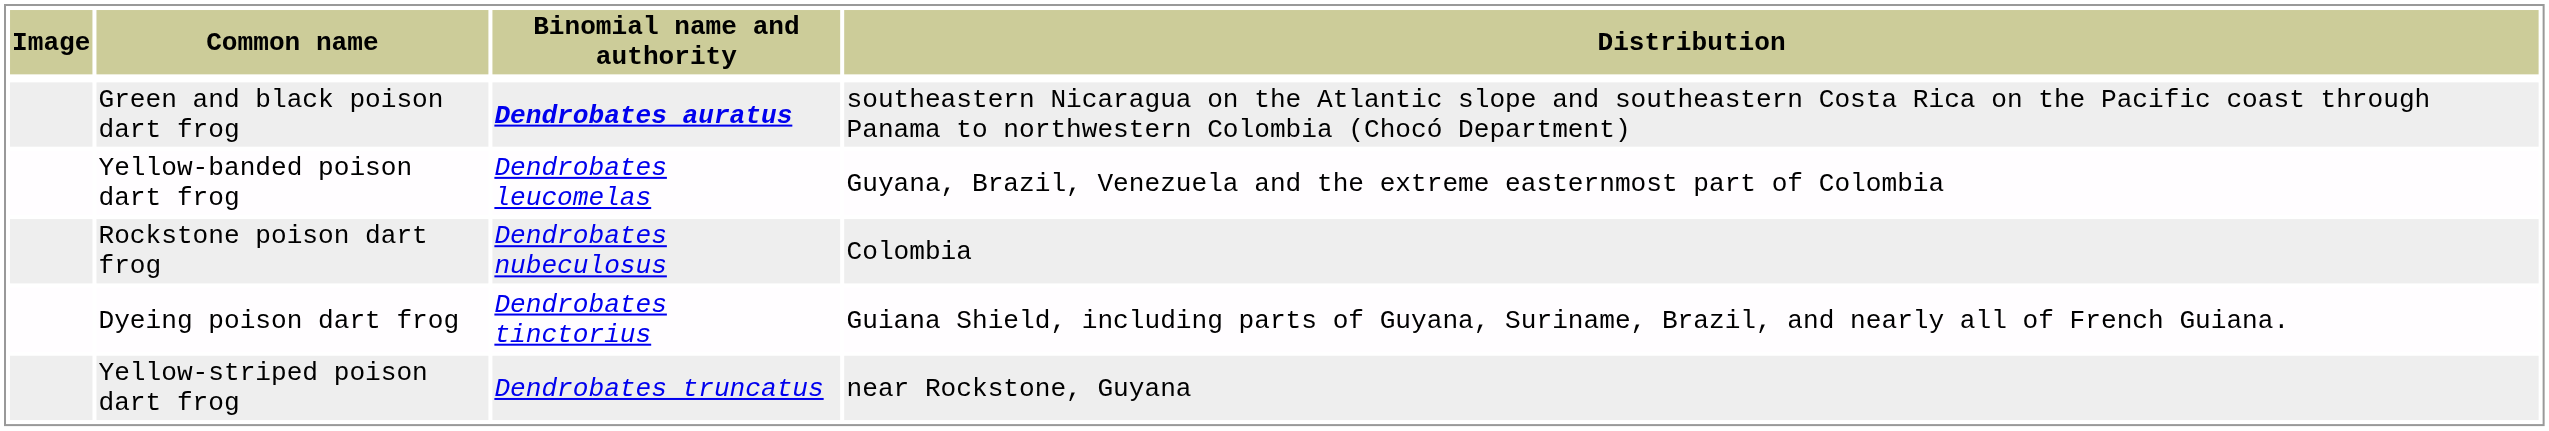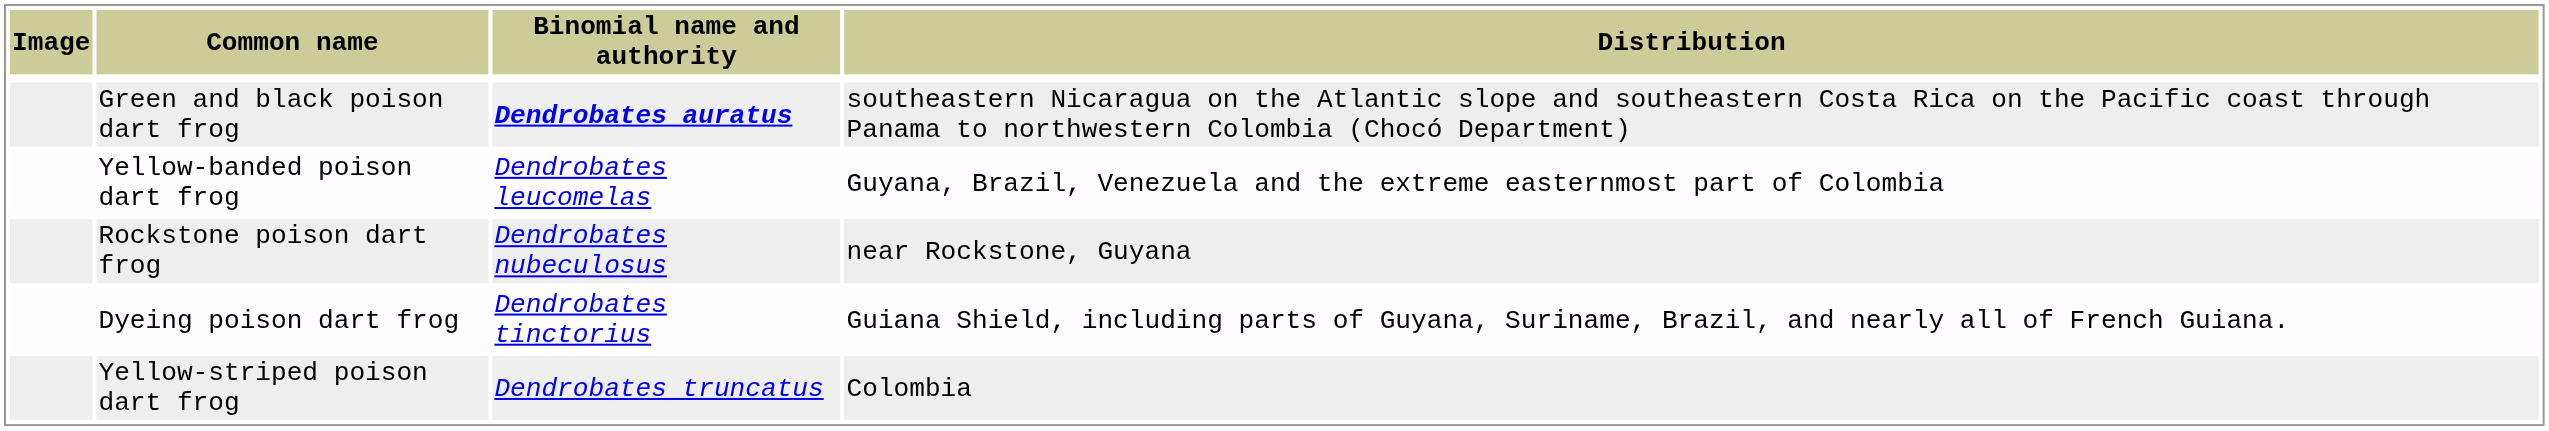(909, 251) Colombia -> (1019, 251) near Rockstone, Guyana
(1019, 388) near Rockstone, Guyana -> (909, 388) Colombia
